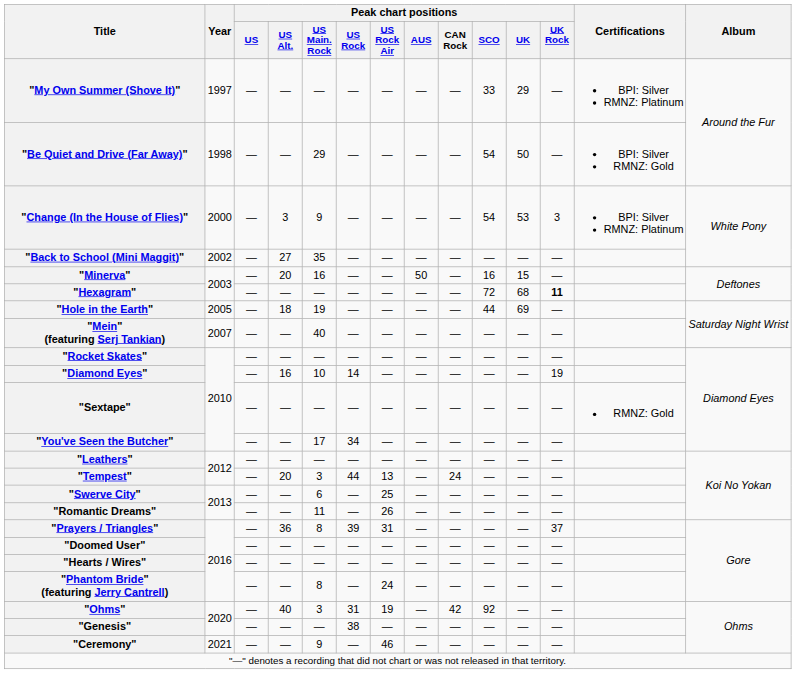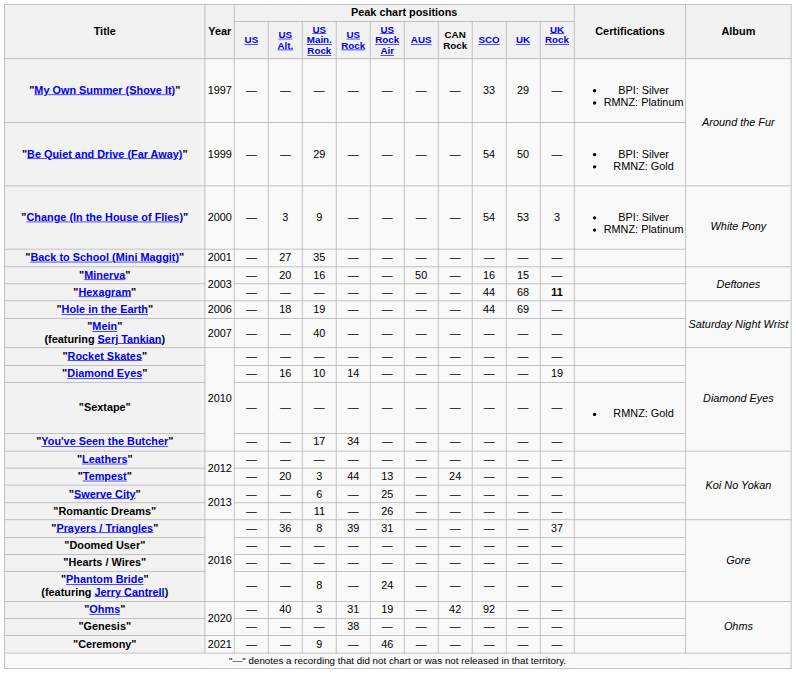(220, 154) 1998 -> (220, 154) 1999
(220, 258) 2002 -> (220, 258) 2001
(489, 292) 72 -> (489, 292) 44
(220, 309) 2005 -> (220, 309) 2006
